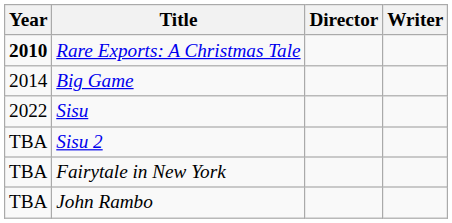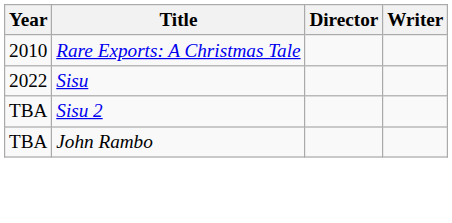(28, 50) bold -> (28, 50) normal
- row: (95, 80)
- row: (141, 171)
